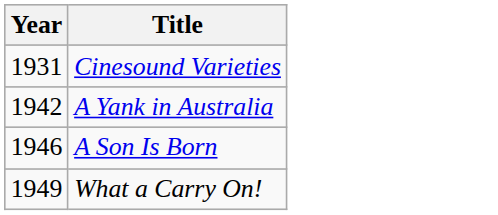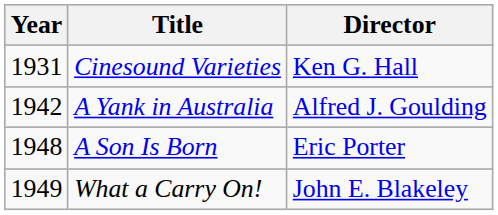+ column: (390, 24)
(37, 147) 1946 -> (37, 147) 1948
